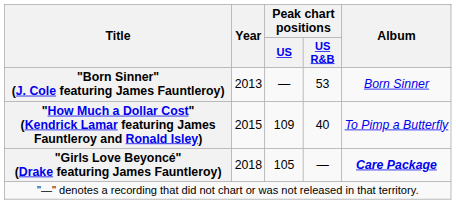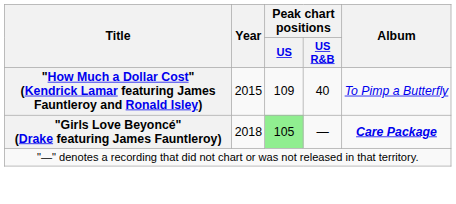- row: (118, 84)
(284, 165) no background -> (284, 131) lightgreen background
